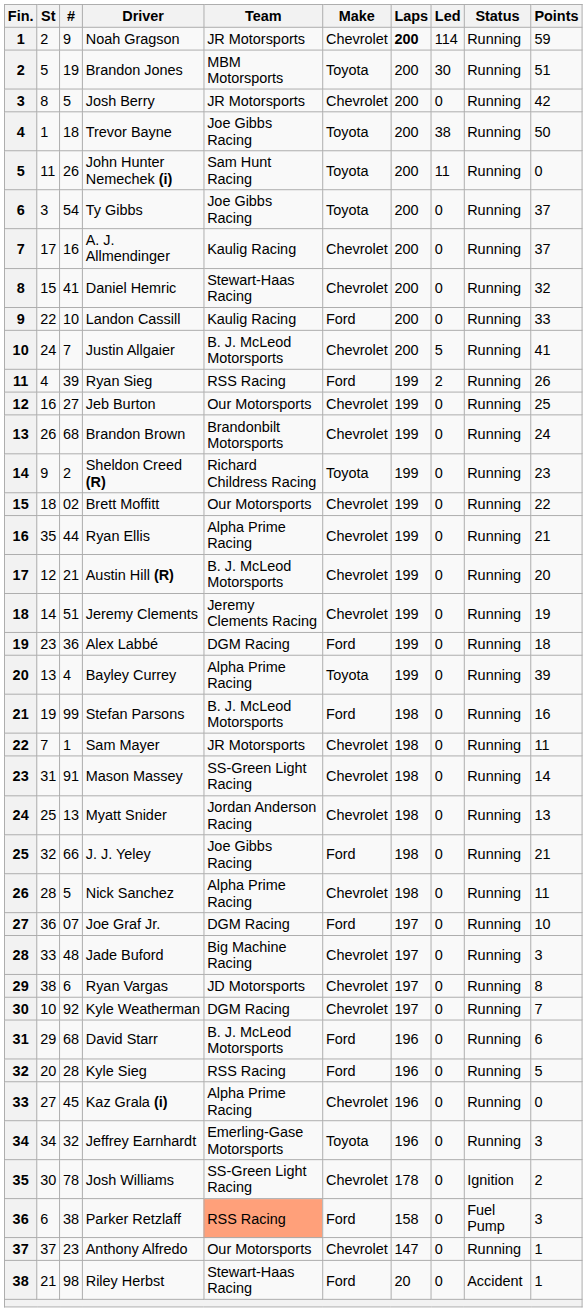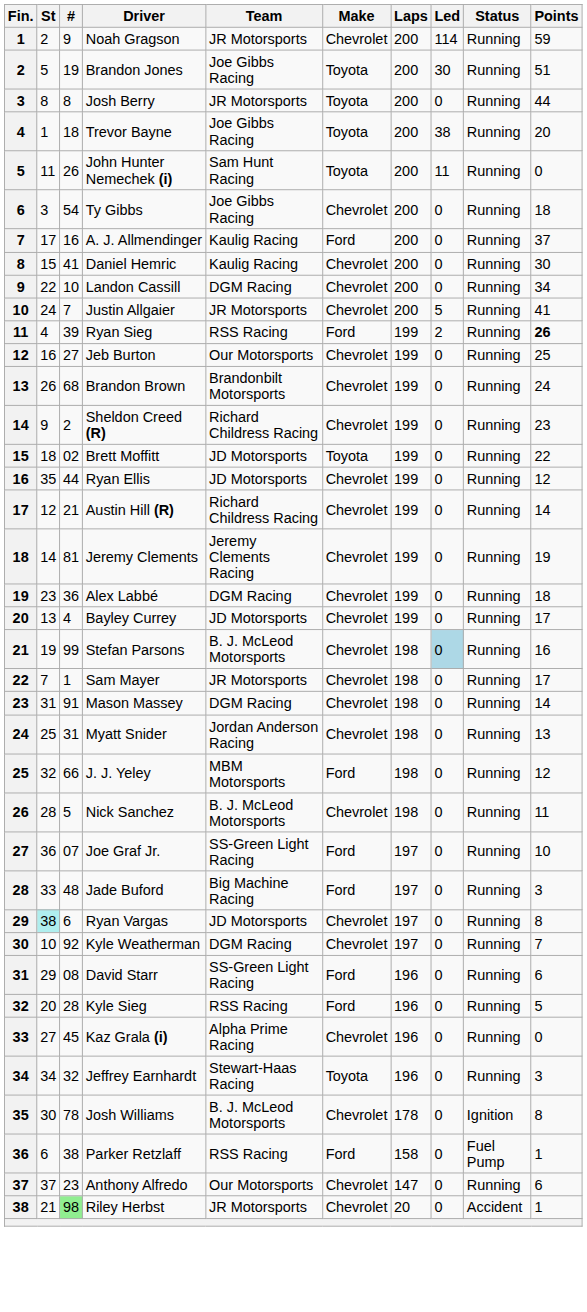(406, 39) bold -> (406, 39) normal
(245, 70) MBM Motorsports -> (242, 70) Joe Gibbs Racing
(67, 101) 5 -> (67, 101) 8
(357, 101) Chevrolet -> (347, 101) Toyota
(542, 101) 42 -> (542, 101) 44
(542, 132) 50 -> (542, 132) 20
(347, 210) Toyota -> (357, 210) Chevrolet
(542, 210) 37 -> (542, 210) 18
(357, 249) Chevrolet -> (340, 241) Ford
(251, 288) Stewart-Haas Racing -> (254, 264) Kaulig Racing
(542, 288) 32 -> (542, 264) 30
(252, 319) Kaulig Racing -> (250, 286) DGM Racing
(341, 319) Ford -> (357, 286) Chevrolet
(542, 319) 33 -> (542, 286) 34
(249, 350) B. J. McLeod Motorsports -> (258, 309) JR Motorsports
(542, 381) normal -> (542, 332) bold
(347, 473) Toyota -> (357, 425) Chevrolet
(259, 504) Our Motorsports -> (258, 456) JD Motorsports
(357, 504) Chevrolet -> (347, 456) Toyota
(246, 535) Alpha Prime Racing -> (258, 479) JD Motorsports
(542, 535) 21 -> (542, 479) 12
(249, 574) B. J. McLeod Motorsports -> (264, 510) Richard Childress Racing
(542, 574) 20 -> (542, 510) 14
(71, 613) 51 -> (71, 557) 81
(341, 644) Ford -> (357, 596) Chevrolet
(246, 675) Alpha Prime Racing -> (258, 619) JD Motorsports
(347, 675) Toyota -> (357, 619) Chevrolet
(542, 675) 39 -> (542, 619) 17
(341, 714) Ford -> (357, 650) Chevrolet
(439, 714) no background -> (438, 650) lightblue background
(542, 745) 11 -> (542, 680) 17
(257, 776) SS-Green Light Racing -> (250, 703) DGM Racing
(71, 815) 13 -> (71, 734) 31
(240, 854) Joe Gibbs Racing -> (247, 773) MBM Motorsports
(542, 854) 21 -> (542, 773) 12
(246, 893) Alpha Prime Racing -> (251, 812) B. J. McLeod Motorsports
(248, 924) DGM Racing -> (259, 851) SS-Green Light Racing
(357, 955) Chevrolet -> (340, 890) Ford
(48, 986) no background -> (48, 921) paleturquoise background
(71, 1040) 68 -> (71, 975) 08
(249, 1040) B. J. McLeod Motorsports -> (259, 975) SS-Green Light Racing
(255, 1141) Emerling-Gase Motorsports -> (253, 1076) Stewart-Haas Racing
(257, 1180) SS-Green Light Racing -> (251, 1115) B. J. McLeod Motorsports
(538, 1180) 2 -> (538, 1115) 8
(246, 1219) lightsalmon background -> (248, 1154) no background
(538, 1219) 3 -> (538, 1154) 1
(538, 1249) 1 -> (538, 1185) 6
(71, 1280) no background -> (71, 1208) lightgreen background
(251, 1280) Stewart-Haas Racing -> (258, 1208) JR Motorsports
(341, 1280) Ford -> (357, 1208) Chevrolet
